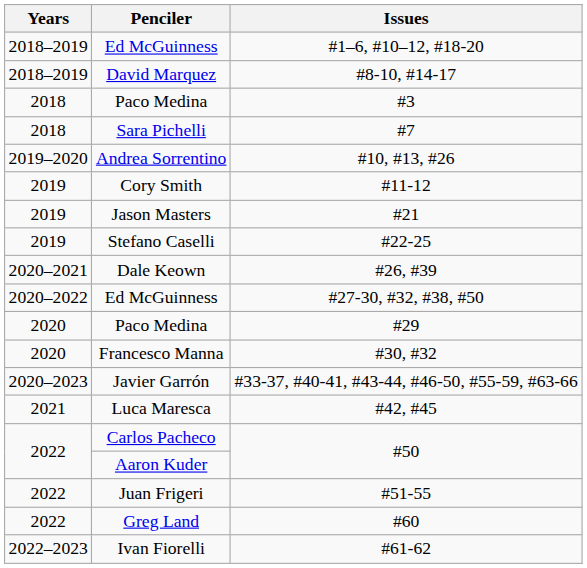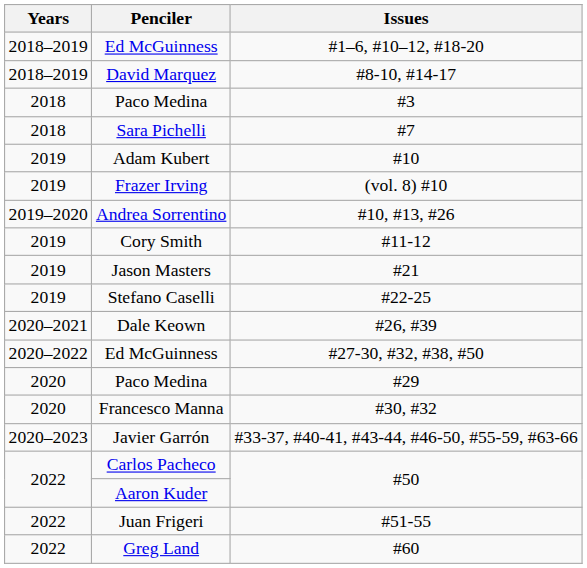+ row: (161, 158)
+ row: (161, 185)
- row: (161, 409)
- row: (161, 548)
